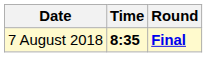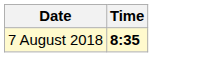- column: (175, 16)
